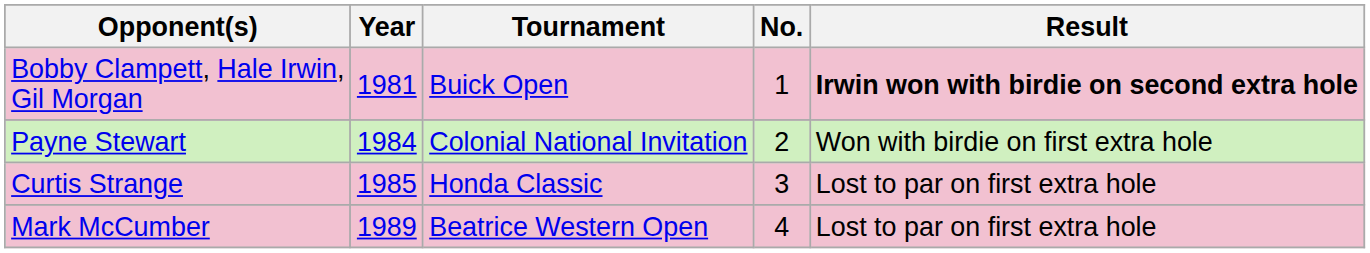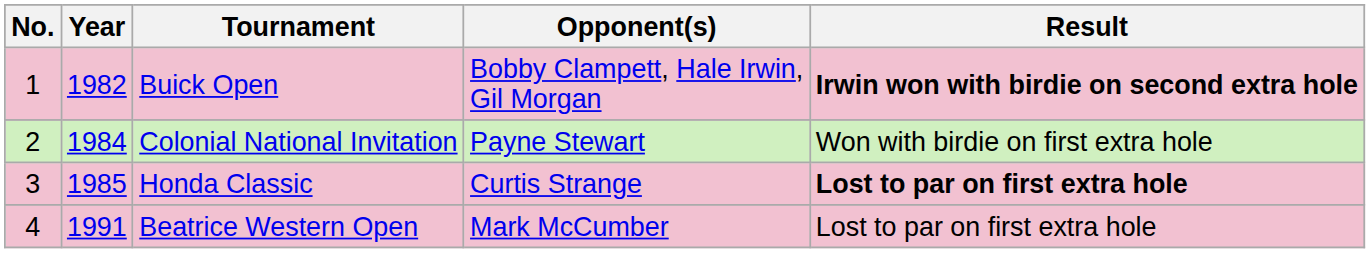columns swapped: (782, 26) <-> (178, 26)
(387, 84) 1981 -> (97, 84) 1982
(986, 184) normal -> (1002, 184) bold
(387, 227) 1989 -> (97, 227) 1991
